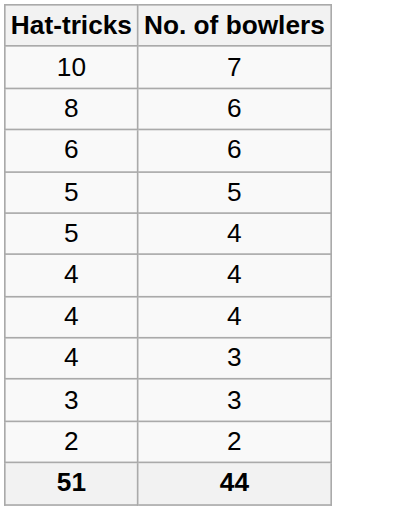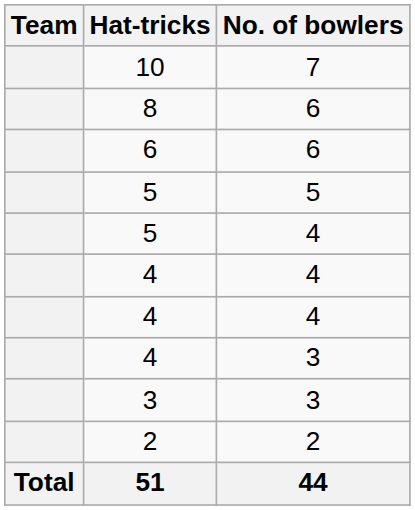+ column: (44, 25)
